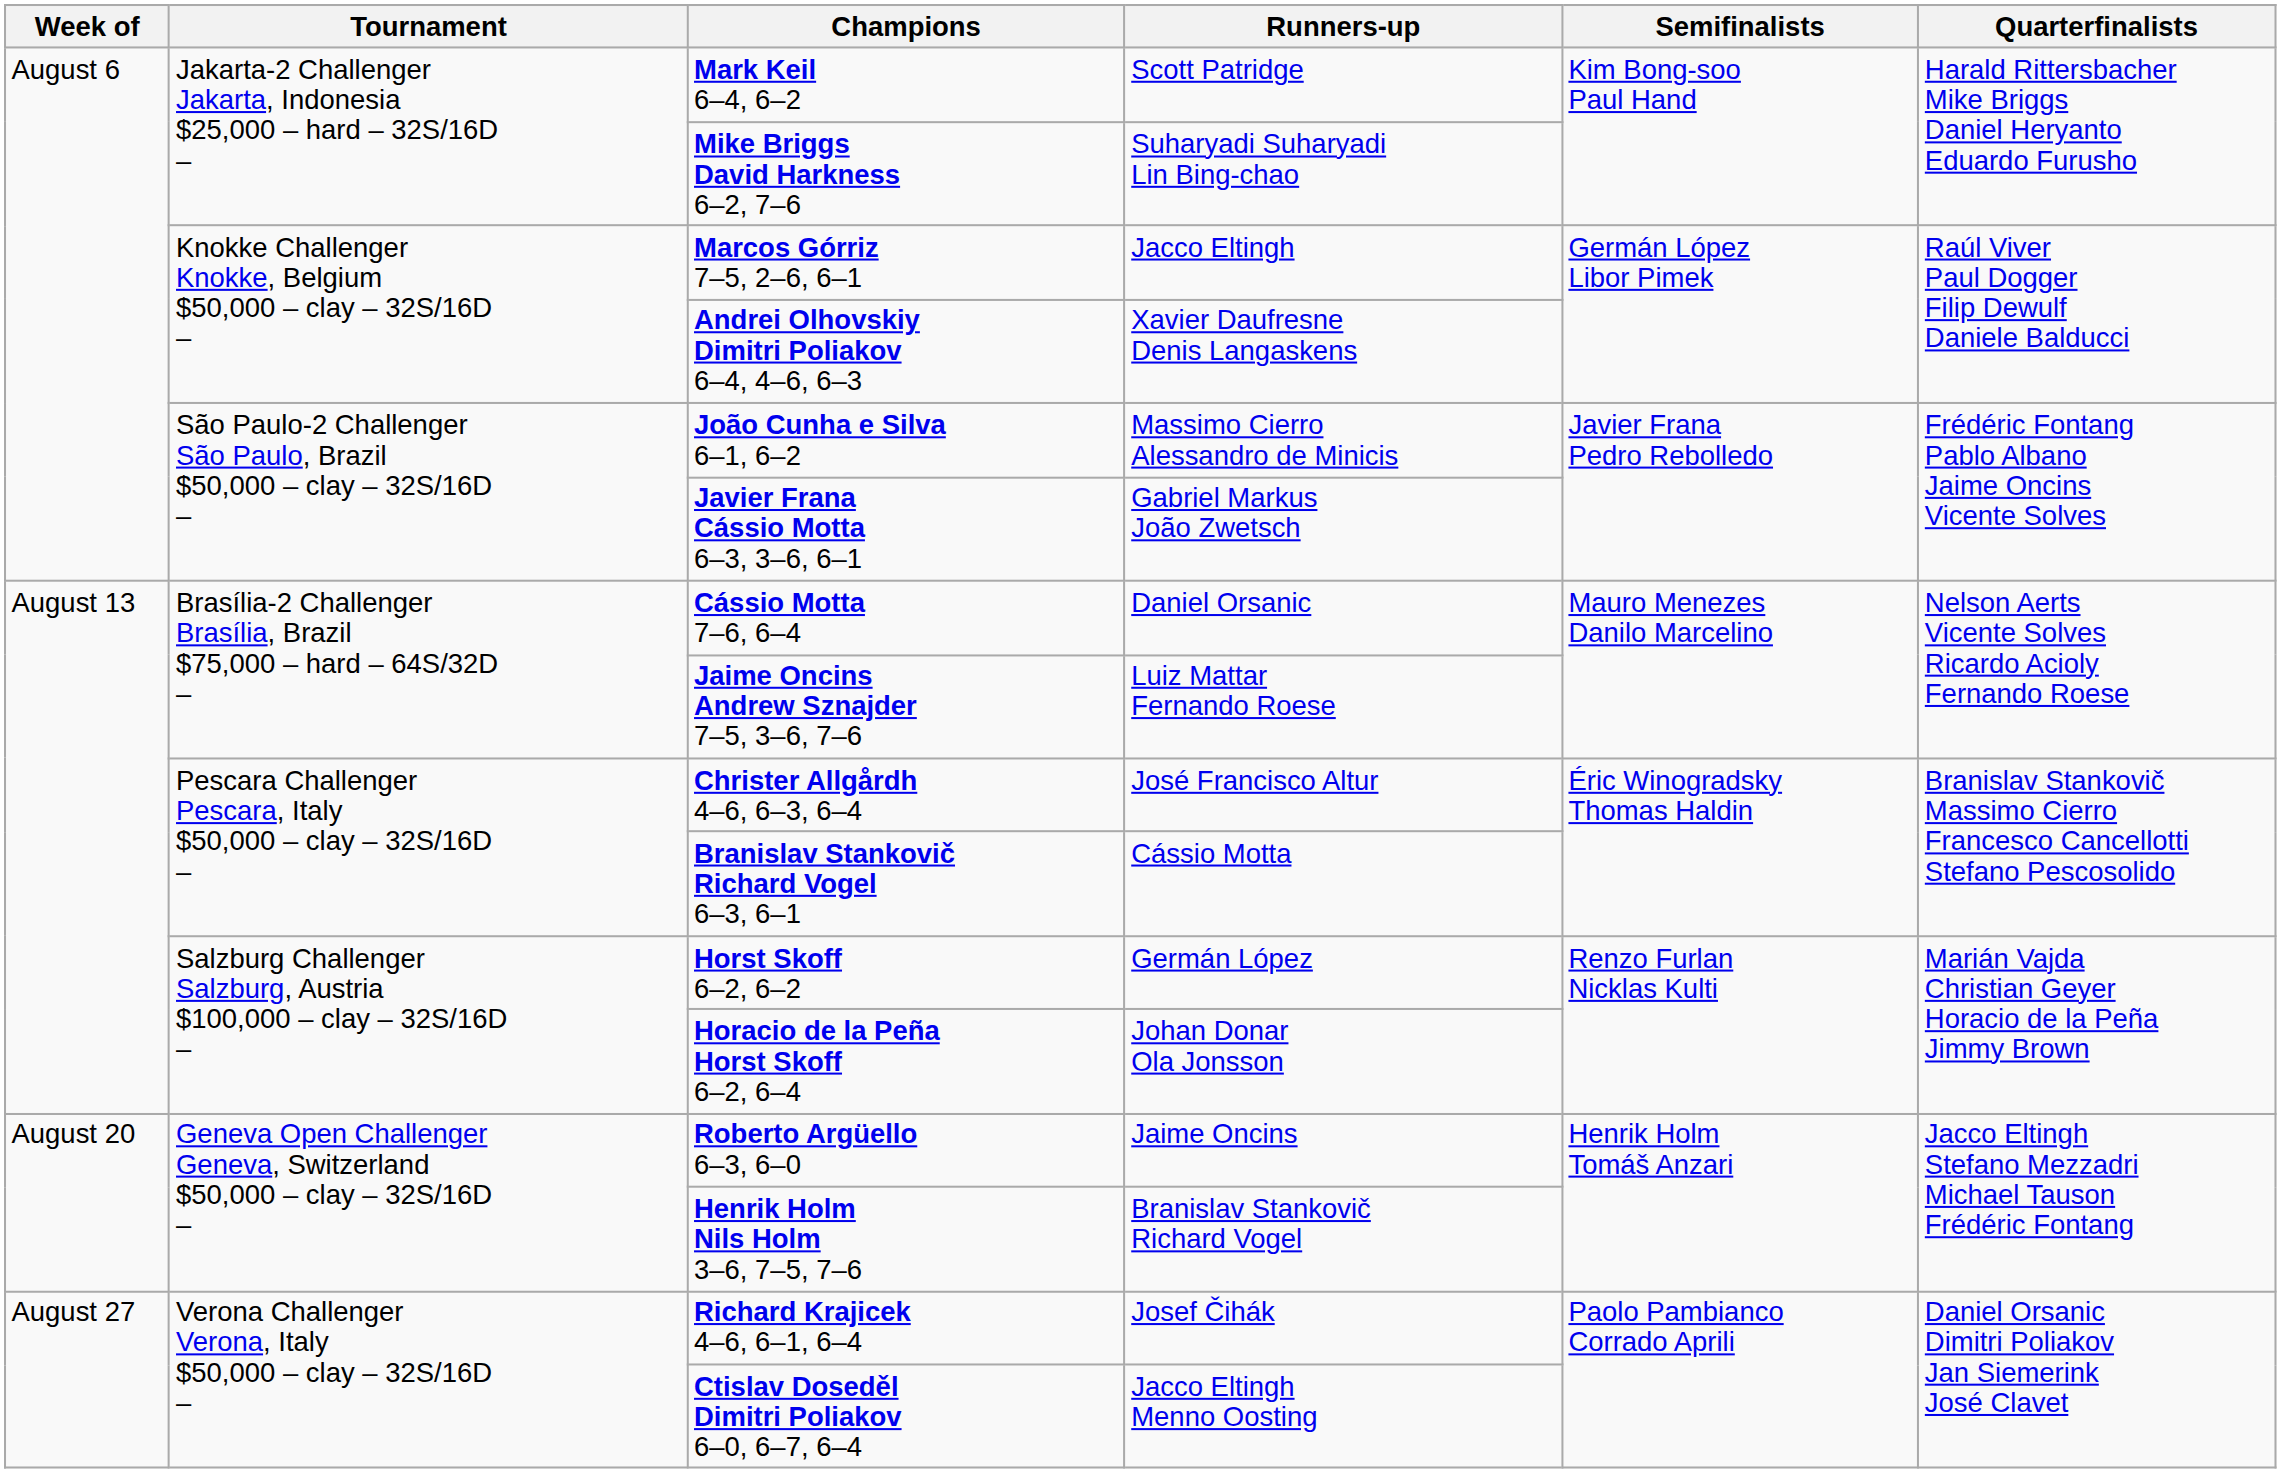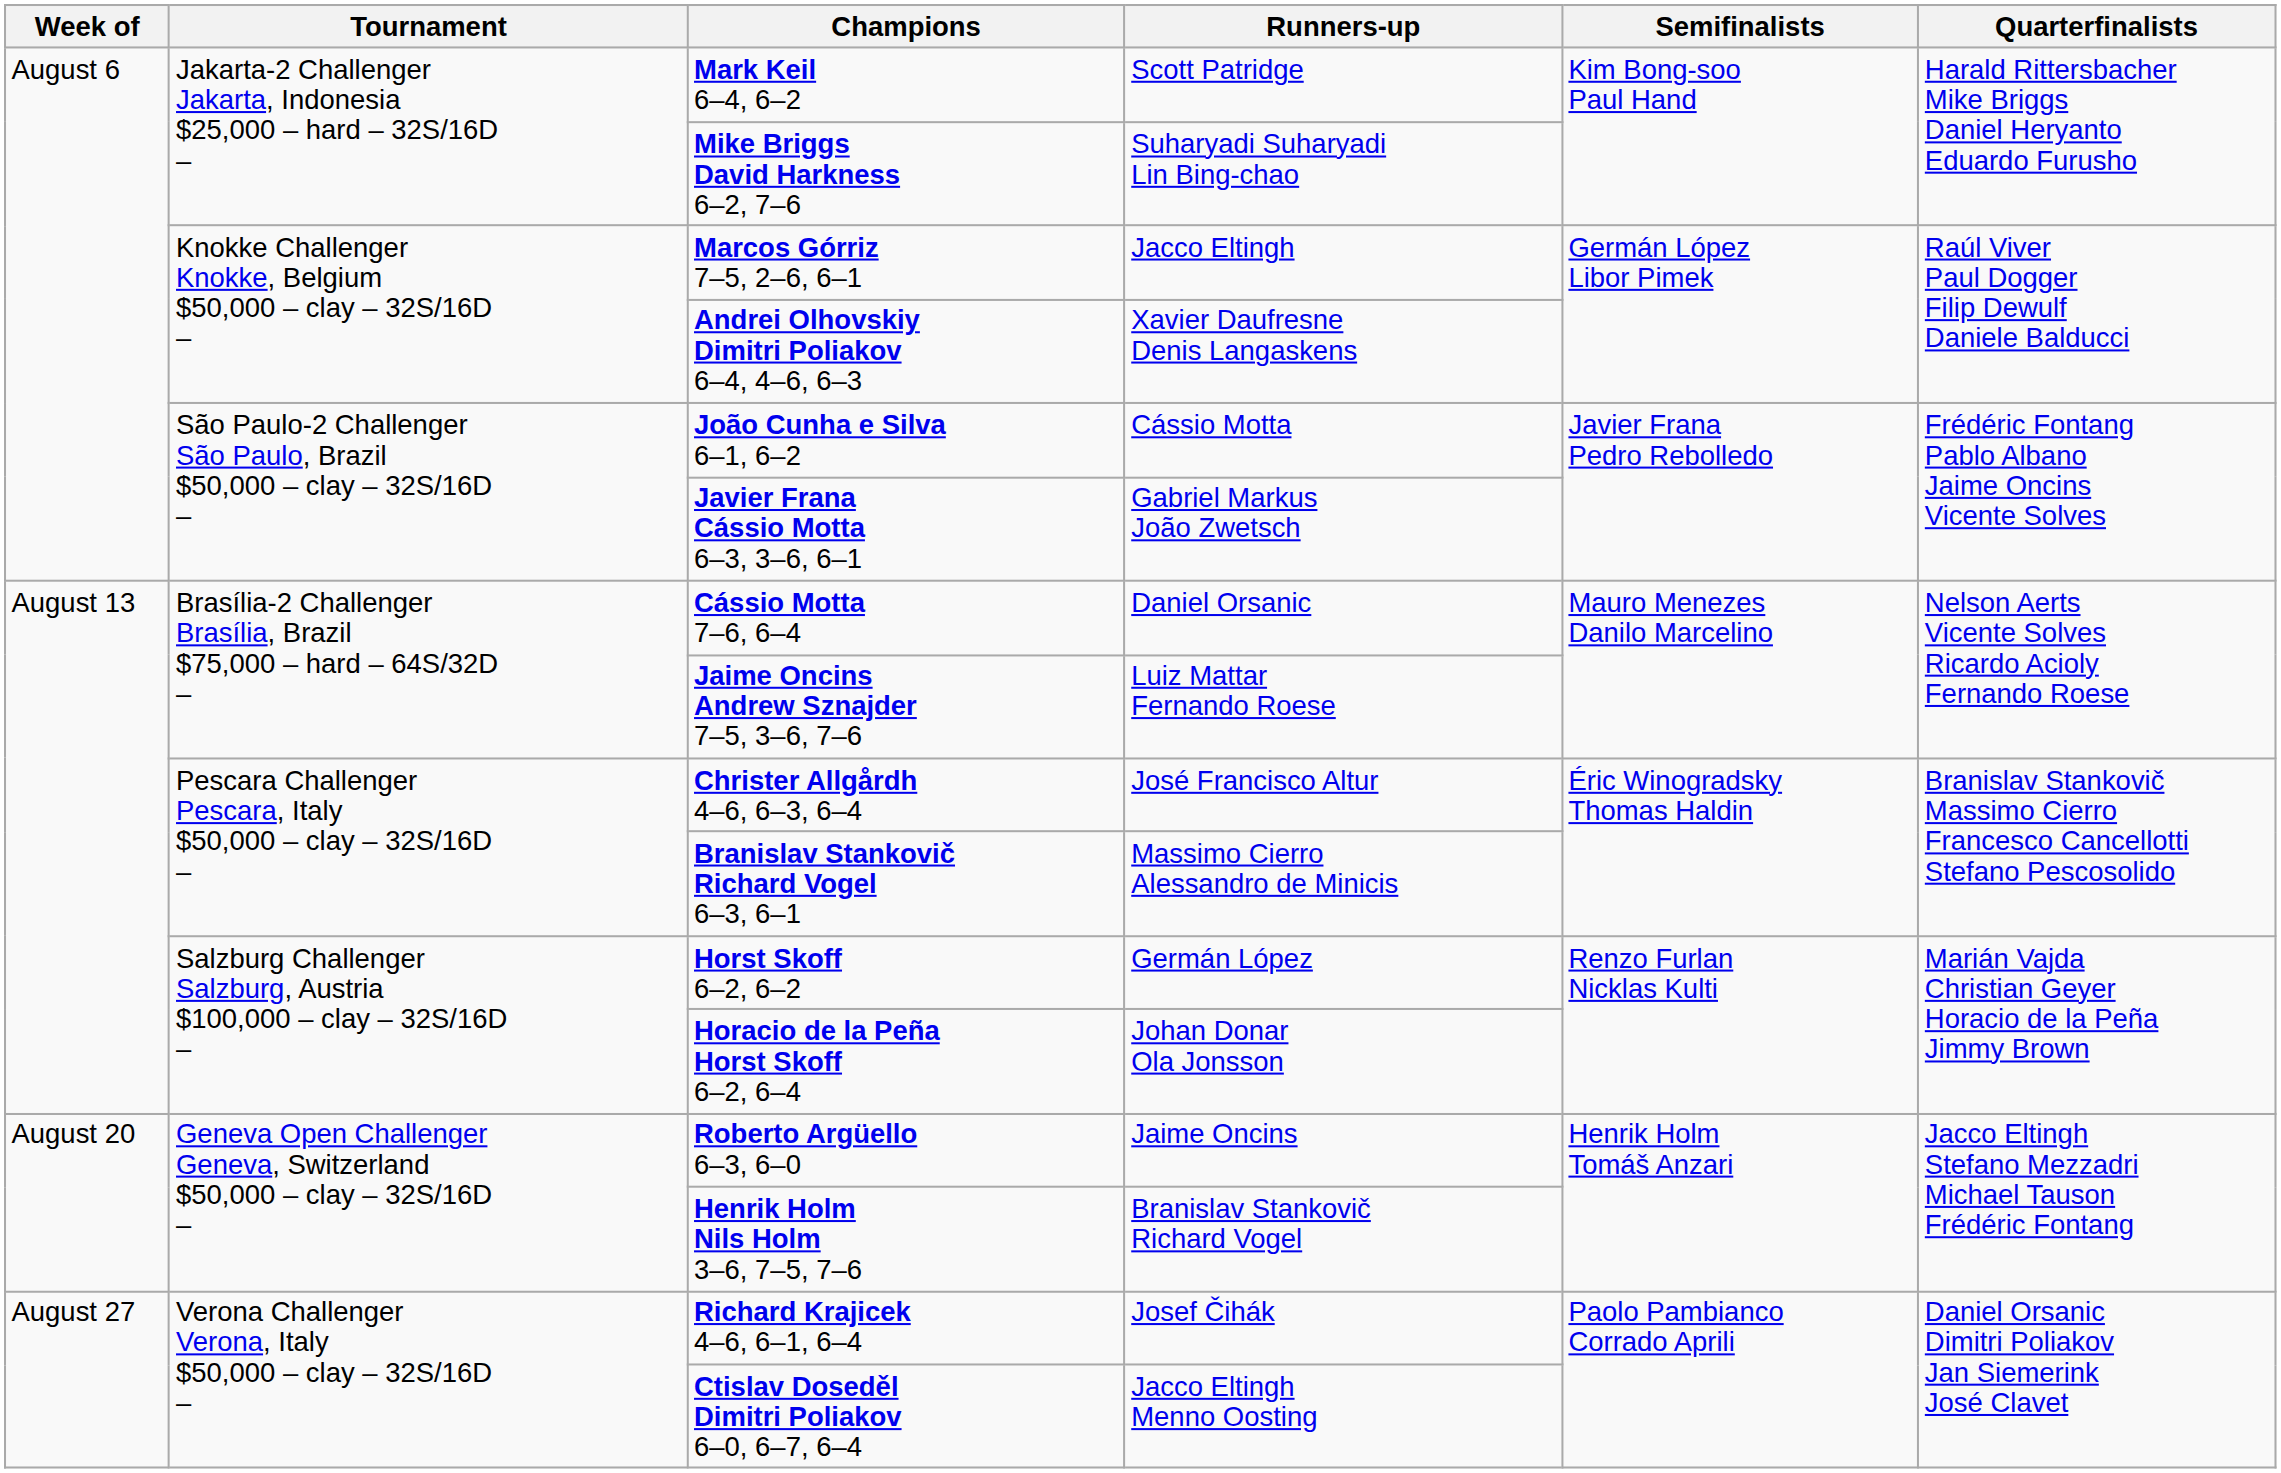(1265, 440) Massimo Cierro Alessandro de Minicis -> (1211, 425) Cássio Motta
(1211, 853) Cássio Motta -> (1265, 868) Massimo Cierro Alessandro de Minicis
